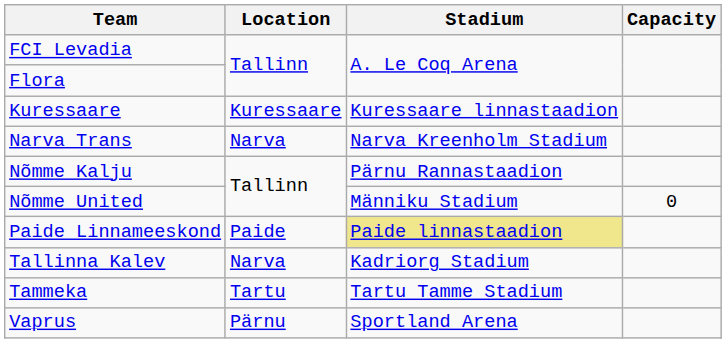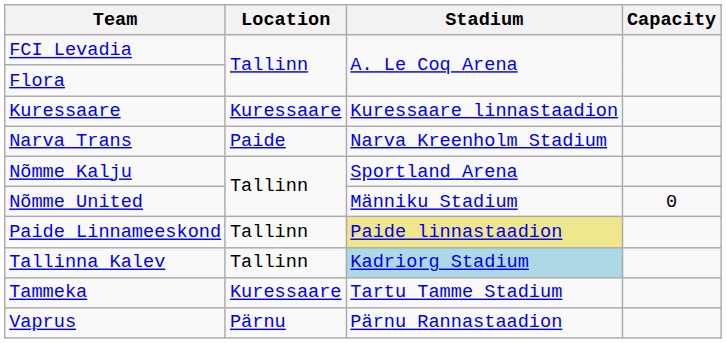(258, 141) Narva -> (258, 141) Paide
(456, 171) Pärnu Rannastaadion -> (434, 171) Sportland Arena
(258, 232) Paide -> (269, 232) Tallinn
(258, 262) Narva -> (269, 262) Tallinn
(440, 262) no background -> (440, 262) lightblue background
(258, 293) Tartu -> (286, 293) Kuressaare
(434, 323) Sportland Arena -> (456, 323) Pärnu Rannastaadion
